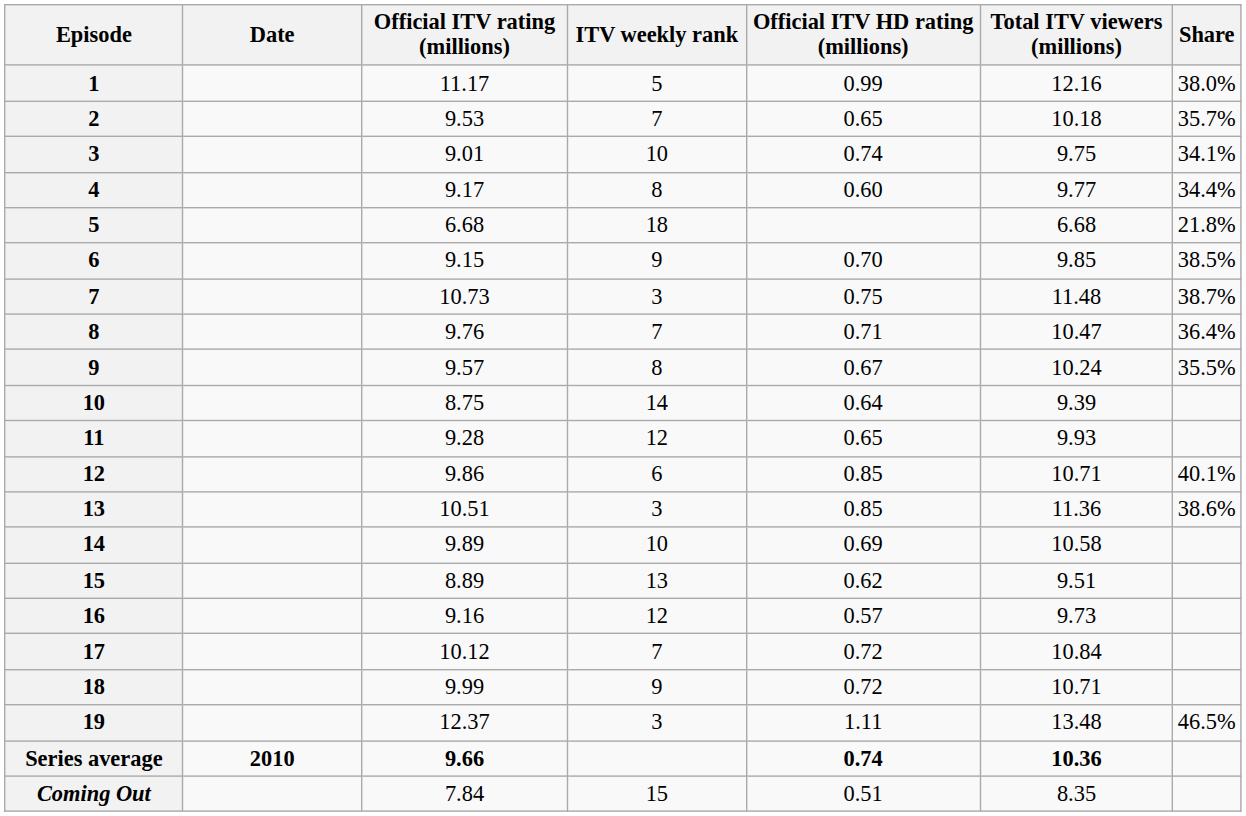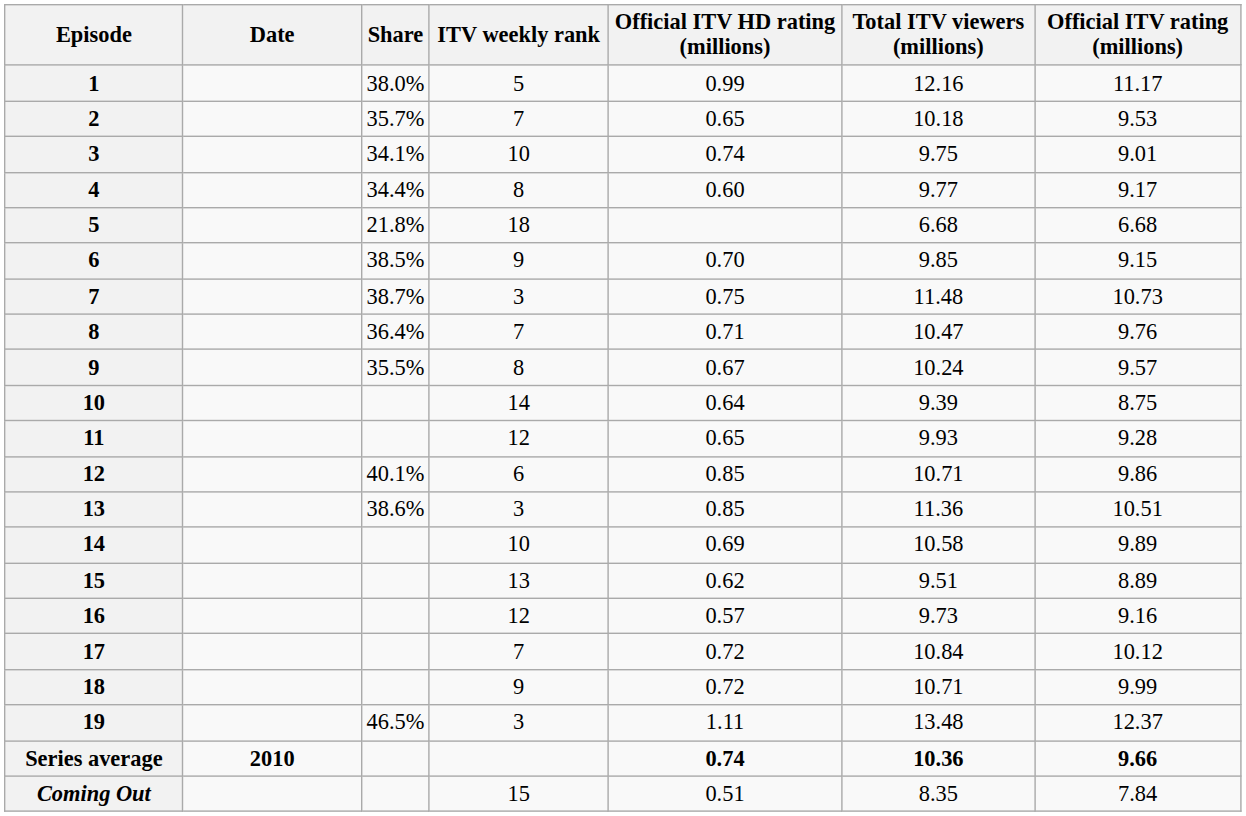columns swapped: (465, 34) <-> (1207, 34)
